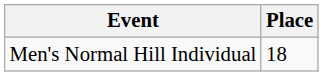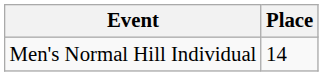(276, 53) 18 -> (276, 53) 14
